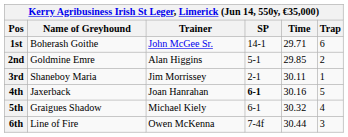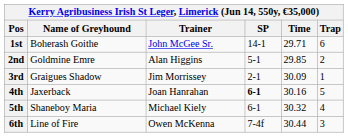(63, 76) Shaneboy Maria -> (66, 76) Graigues Shadow
(295, 76) 30.11 -> (295, 76) 30.09
(66, 108) Graigues Shadow -> (63, 108) Shaneboy Maria
